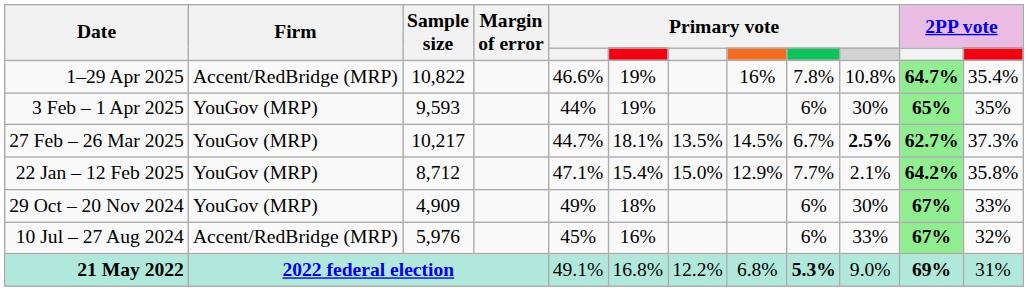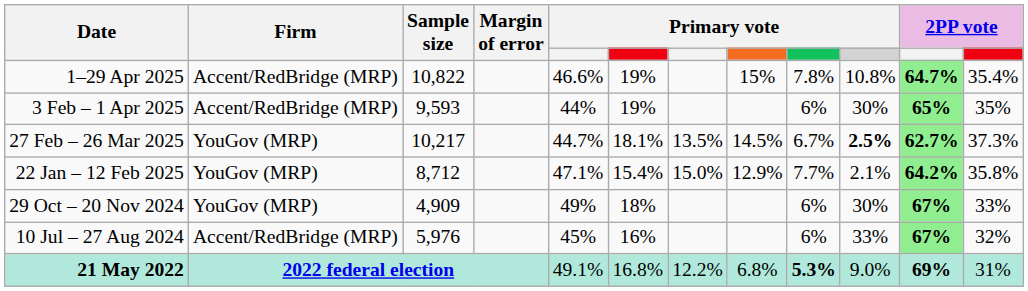(757, 76) 16% -> (757, 76) 15%
(255, 108) YouGov (MRP) -> (295, 108) Accent/RedBridge (MRP)
